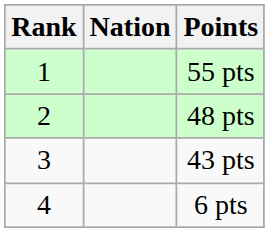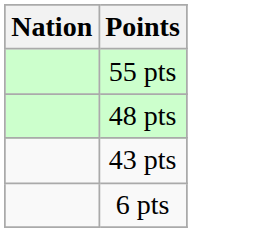- column: (44, 26)
